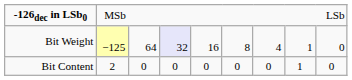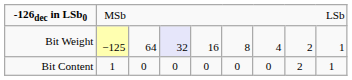(310, 48) 1 -> (310, 48) 2
(342, 48) 0 -> (342, 48) 1
(112, 66) 2 -> (112, 66) 1
(300, 66) 1 -> (300, 66) 2
(331, 66) 0 -> (331, 66) 1
